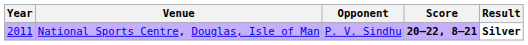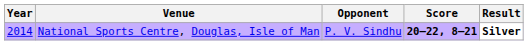(20, 31) 2011 -> (20, 31) 2014
